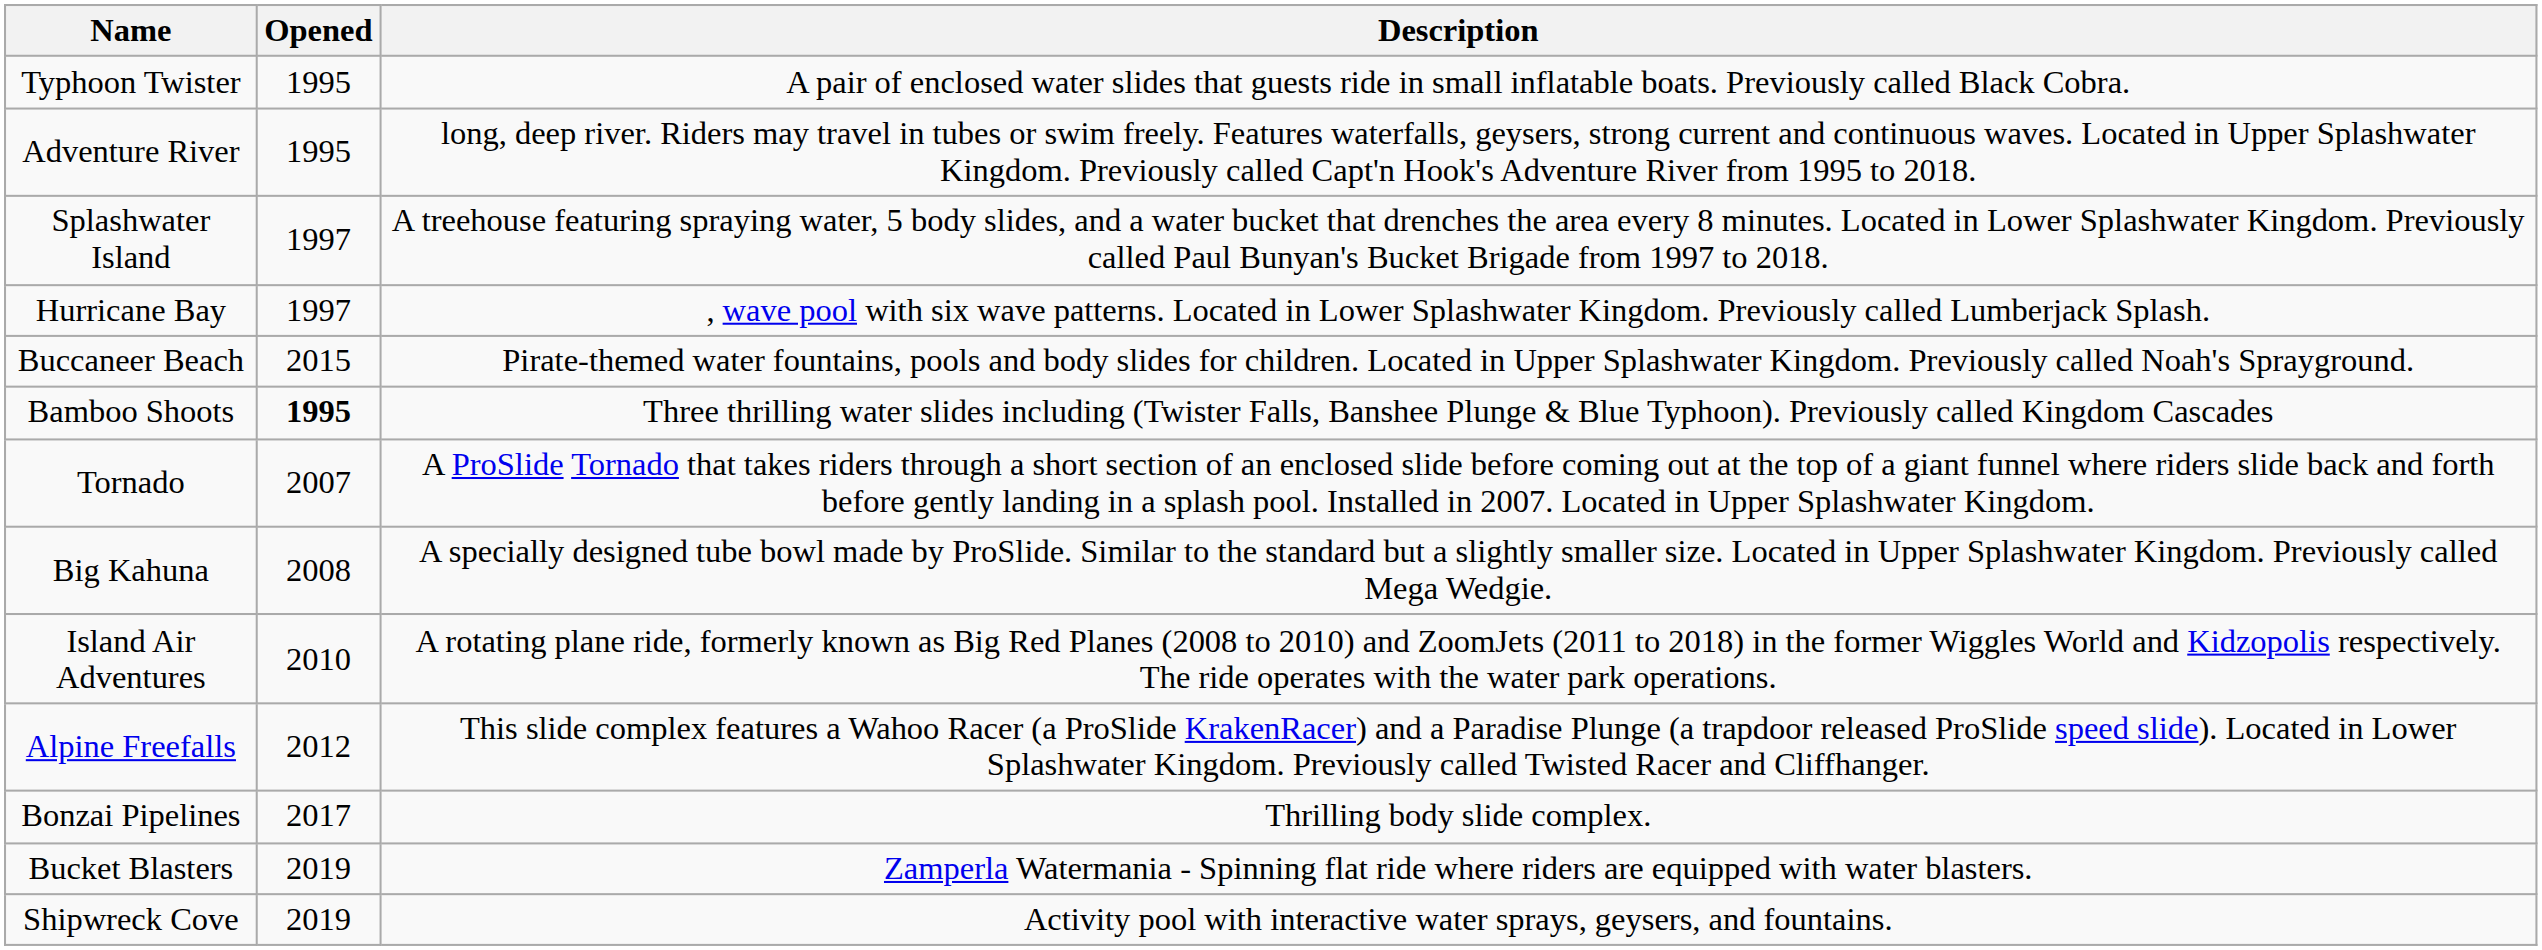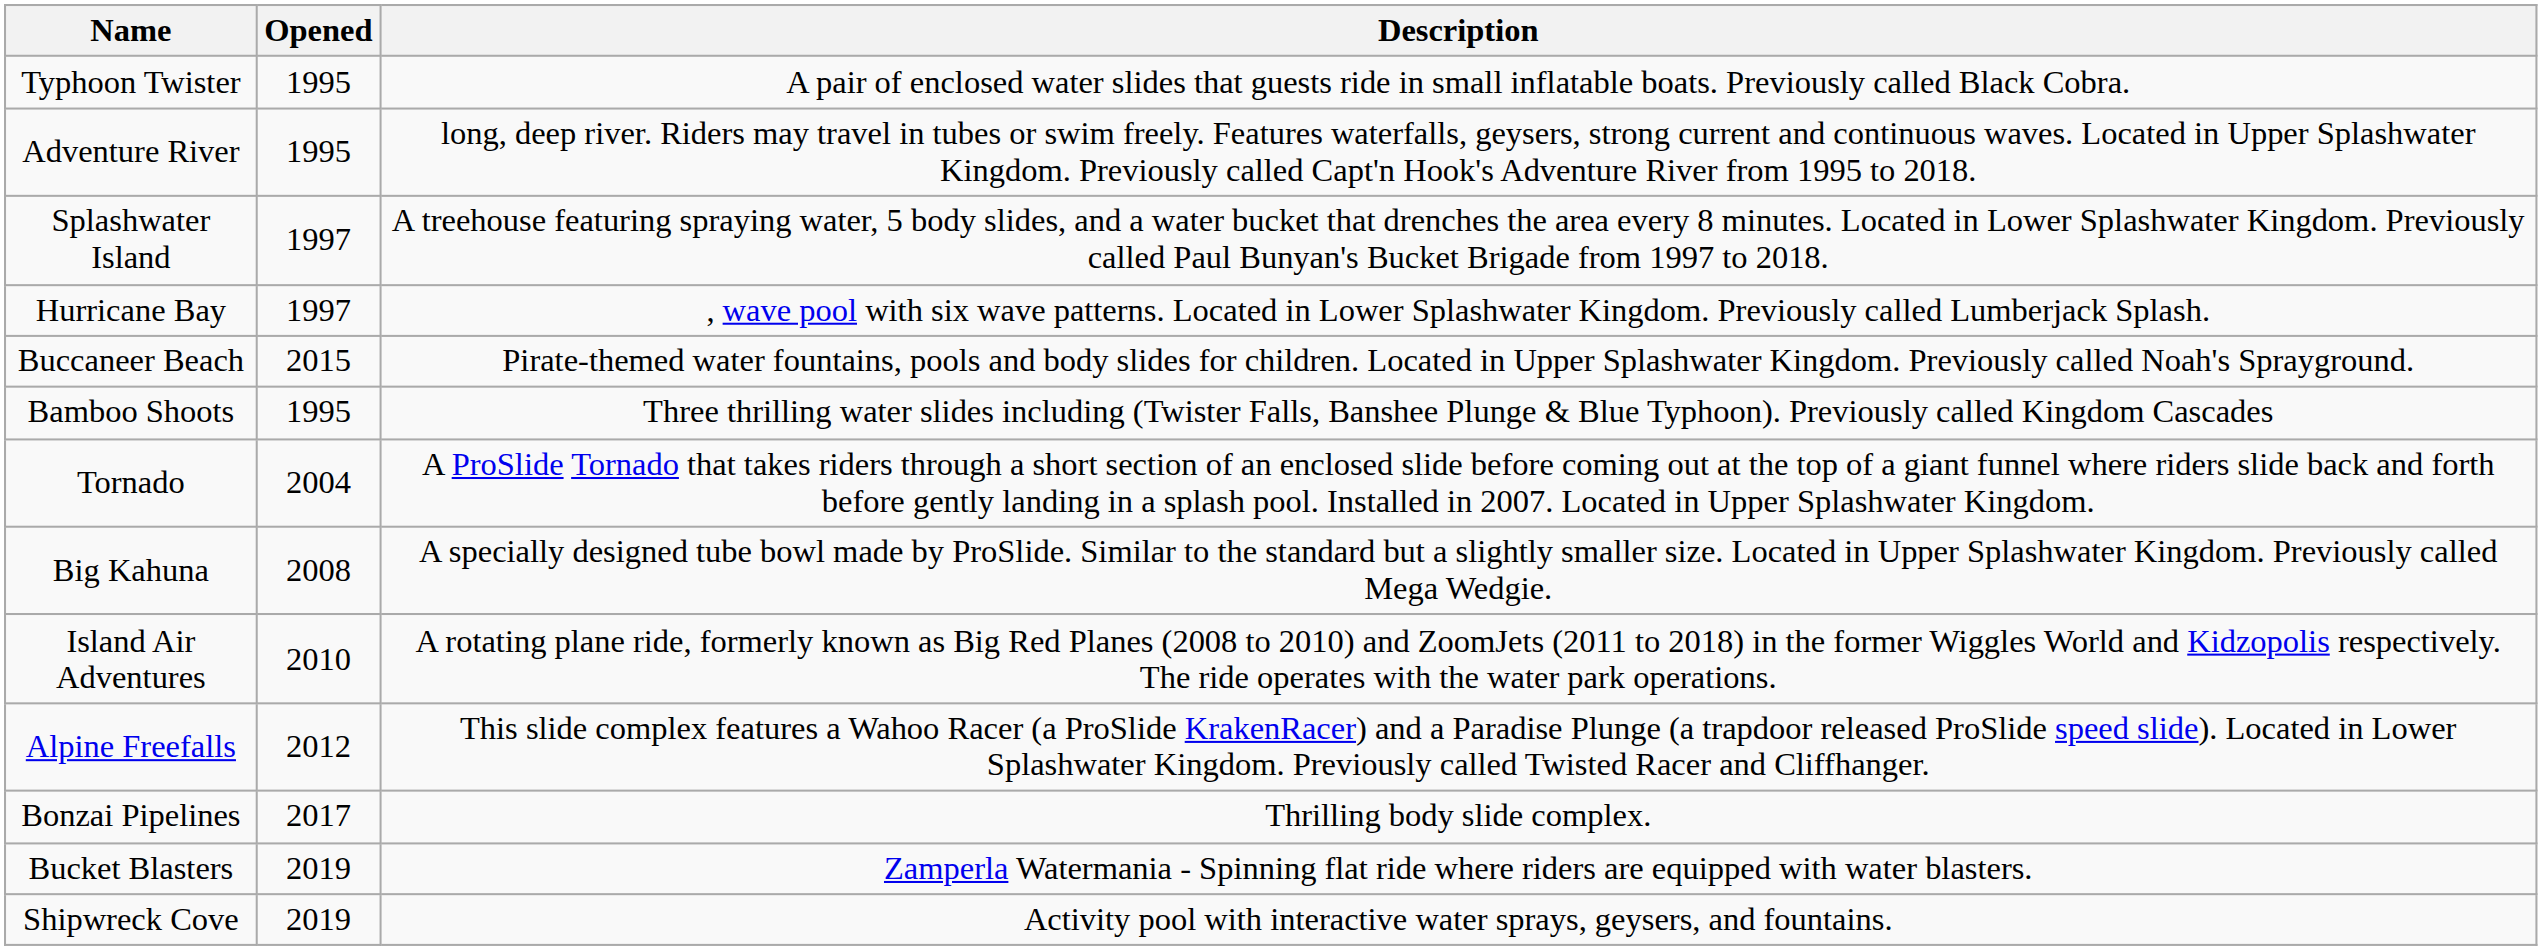(318, 412) bold -> (318, 412) normal
(318, 482) 2007 -> (318, 482) 2004
